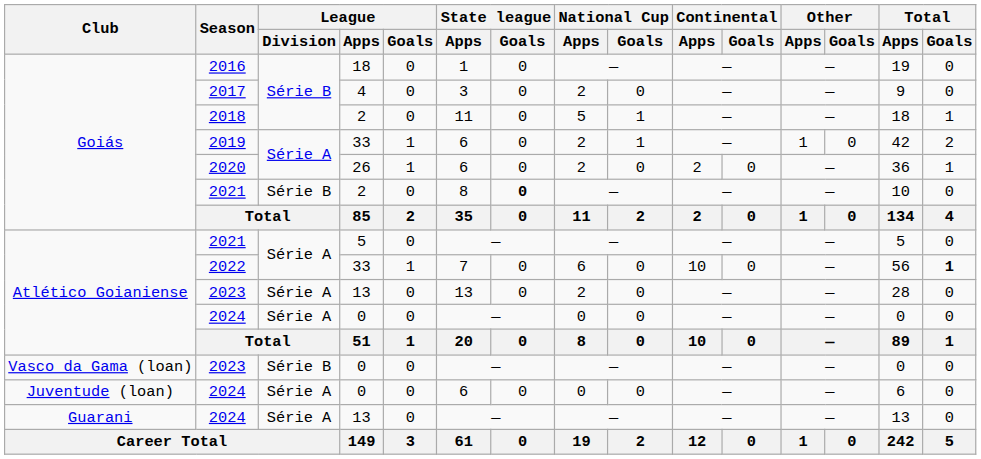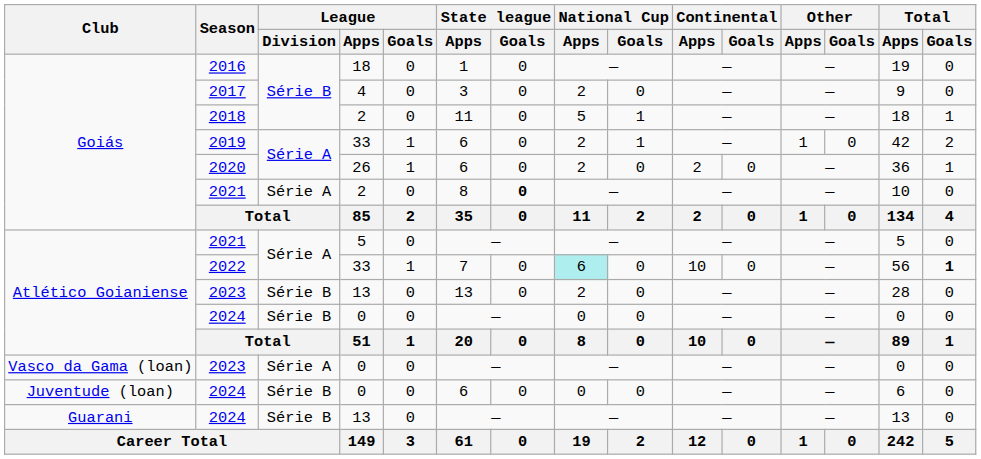(299, 192) Série B -> (299, 192) Série A
(581, 267) no background -> (581, 267) paleturquoise background
(299, 292) Série A -> (299, 292) Série B
(299, 317) Série A -> (299, 317) Série B
(299, 367) Série B -> (299, 367) Série A
(299, 392) Série A -> (299, 392) Série B
(299, 417) Série A -> (299, 417) Série B
